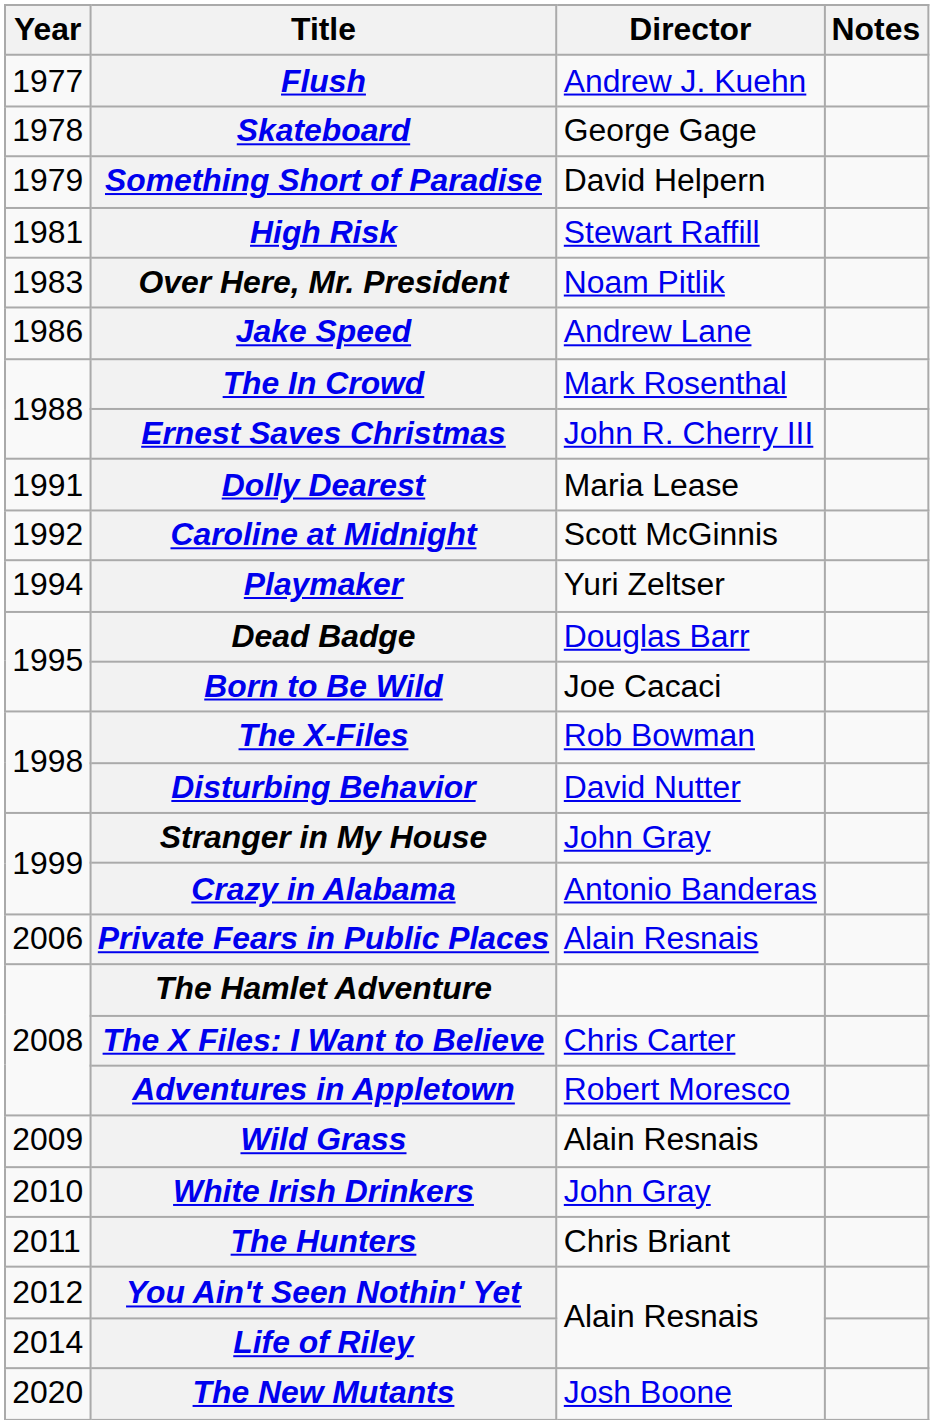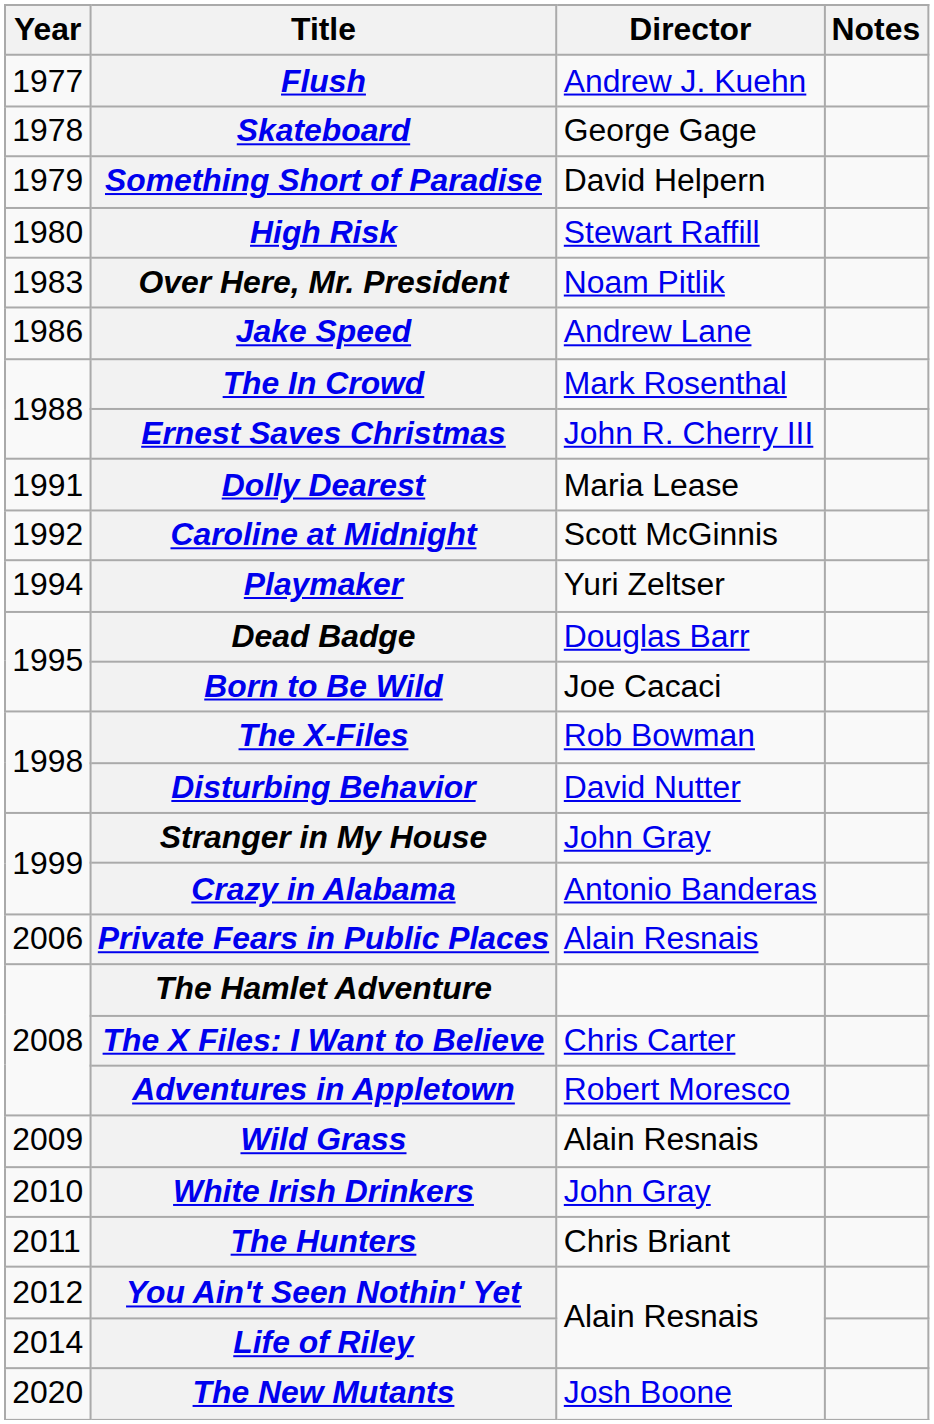(48, 231) 1981 -> (48, 231) 1980
